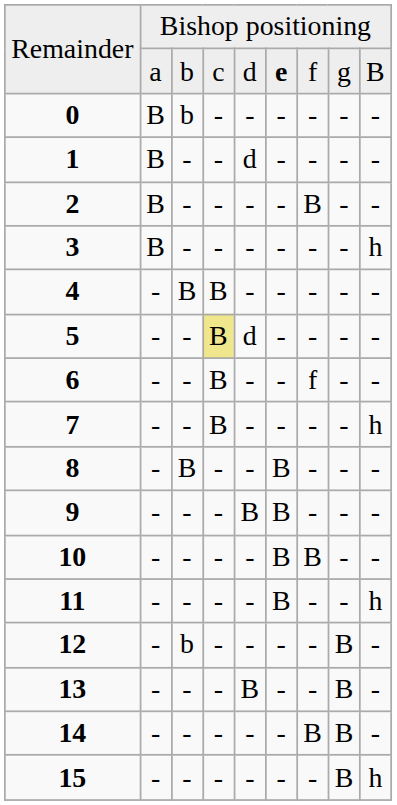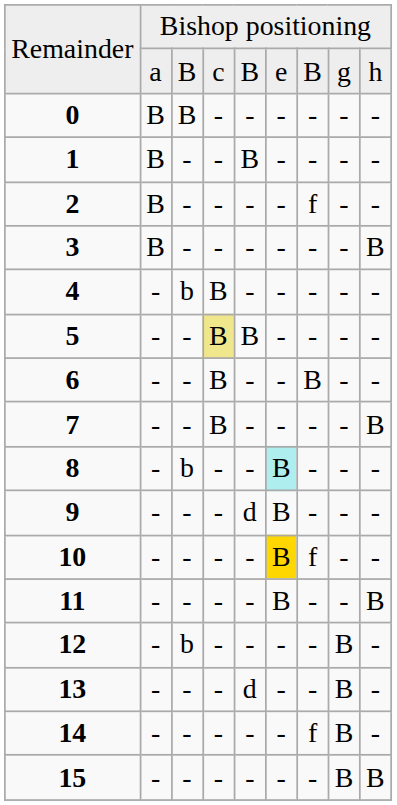(187, 70) b -> (187, 70) B
(250, 70) d -> (250, 70) B
(281, 70) bold -> (281, 70) normal
(313, 70) f -> (313, 70) B
(375, 70) B -> (375, 70) h
(187, 114) b -> (187, 114) B
(250, 159) d -> (250, 159) B
(313, 203) B -> (313, 203) f
(375, 247) h -> (375, 247) B
(187, 291) B -> (187, 291) b
(250, 335) d -> (250, 335) B
(313, 379) f -> (313, 379) B
(375, 423) h -> (375, 423) B
(187, 468) B -> (187, 468) b
(281, 468) no background -> (281, 468) paleturquoise background
(250, 512) B -> (250, 512) d
(281, 556) no background -> (281, 556) gold background
(313, 556) B -> (313, 556) f
(375, 600) h -> (375, 600) B
(250, 688) B -> (250, 688) d
(313, 733) B -> (313, 733) f
(375, 777) h -> (375, 777) B
